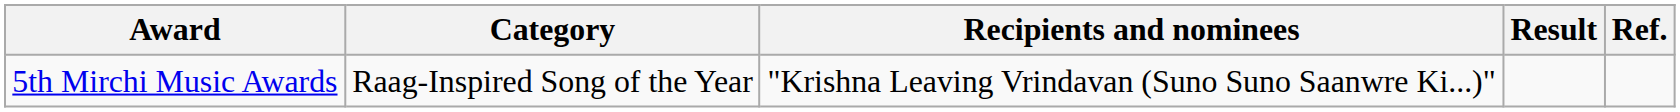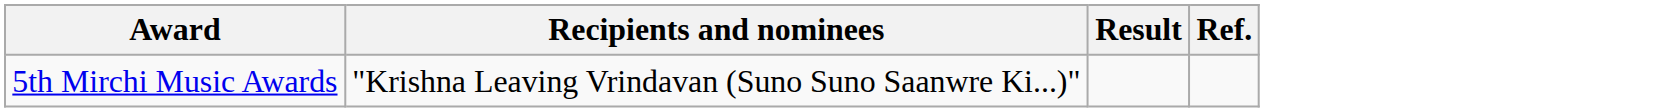- column: (552, 29)
